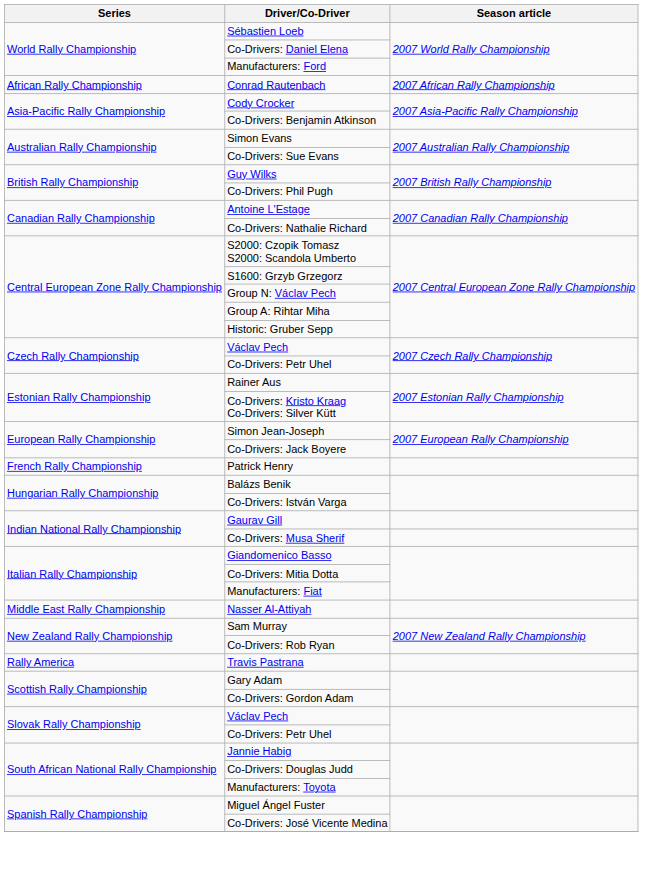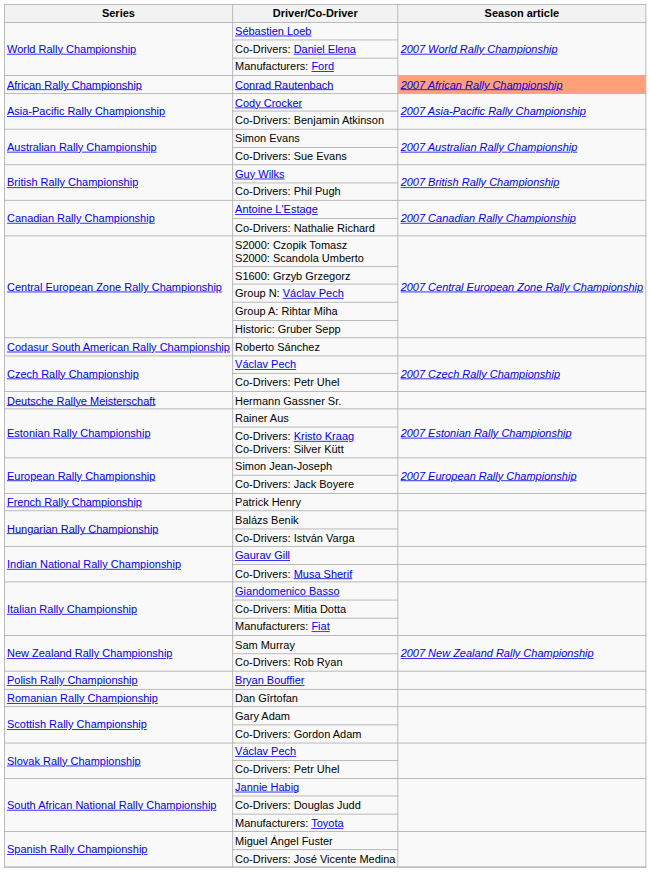(474, 85) no background -> (482, 85) lightsalmon background
+ row: (118, 347)
+ row: (81, 400)
- row: (86, 609)
+ row: (72, 680)
- row: (41, 662)
+ row: (82, 698)
